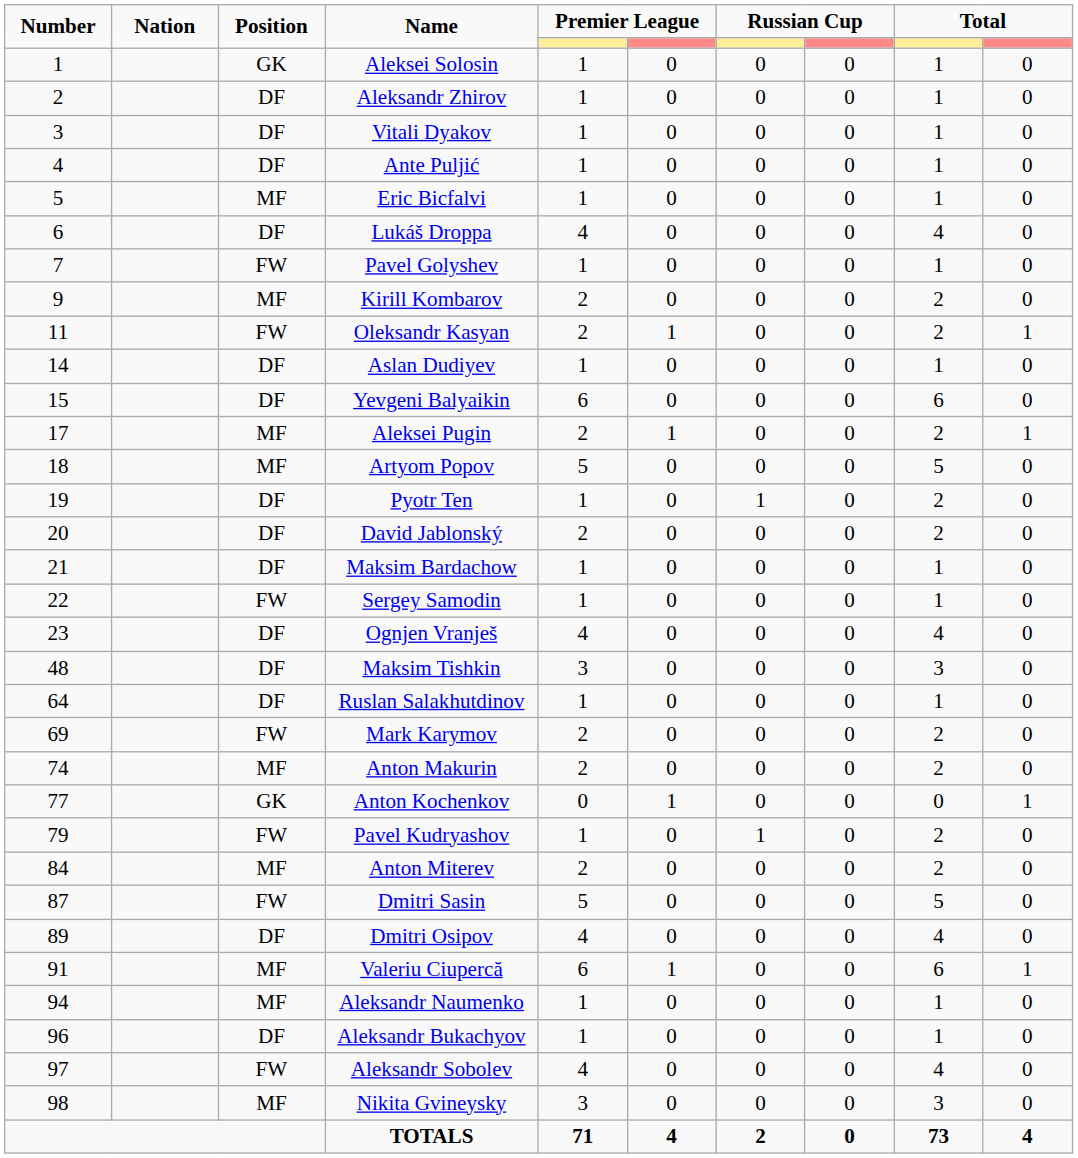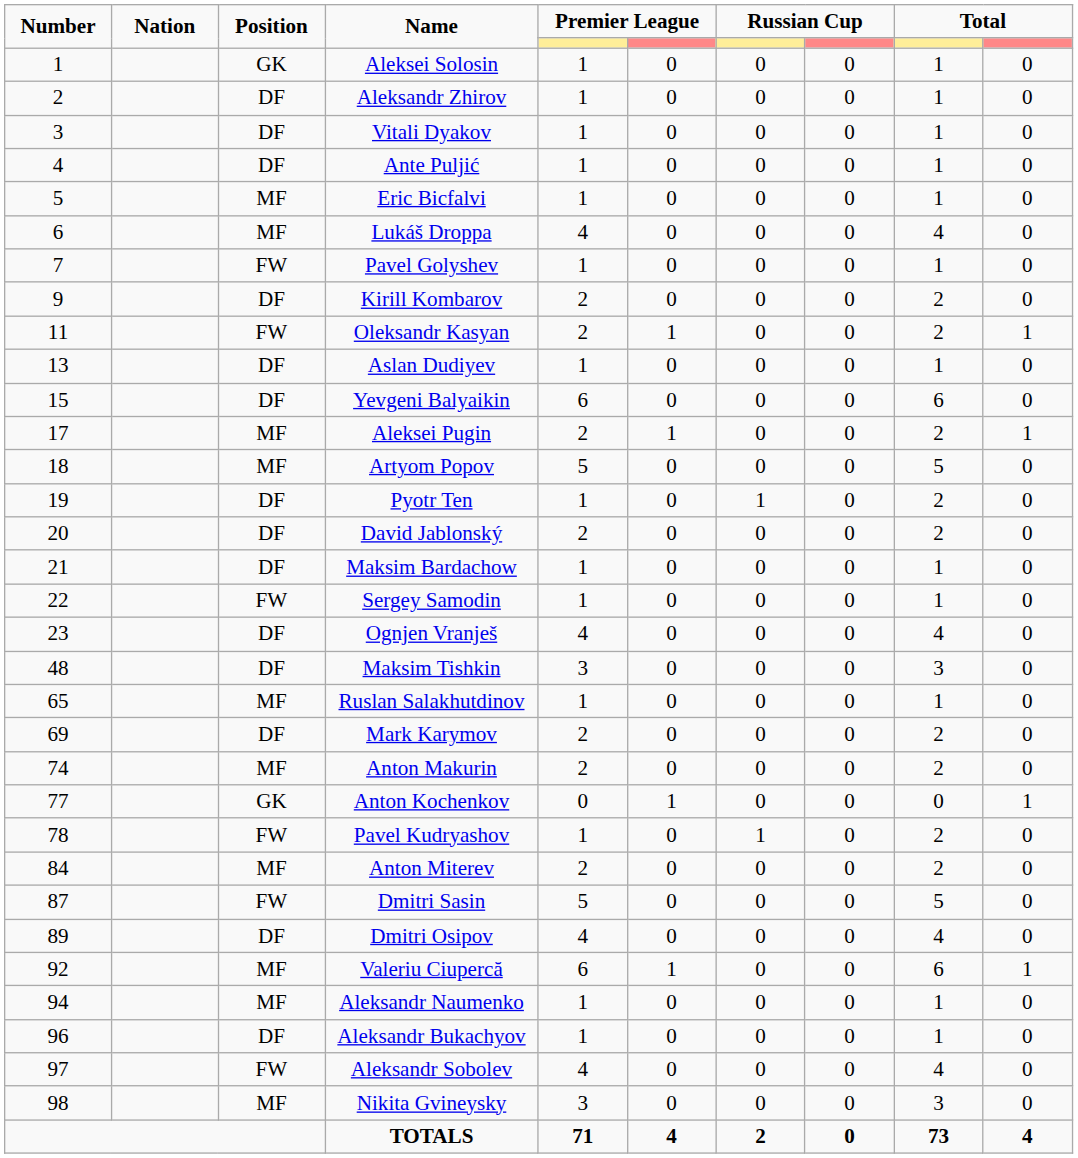(271, 231) DF -> (271, 231) MF
(271, 298) MF -> (271, 298) DF
(58, 365) 14 -> (58, 365) 13
(58, 700) 64 -> (58, 700) 65
(271, 700) DF -> (271, 700) MF
(271, 734) FW -> (271, 734) DF
(58, 834) 79 -> (58, 834) 78
(58, 968) 91 -> (58, 968) 92
